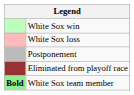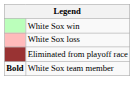- row: (52, 54)
(15, 83) lightgreen background -> (15, 69) no background
